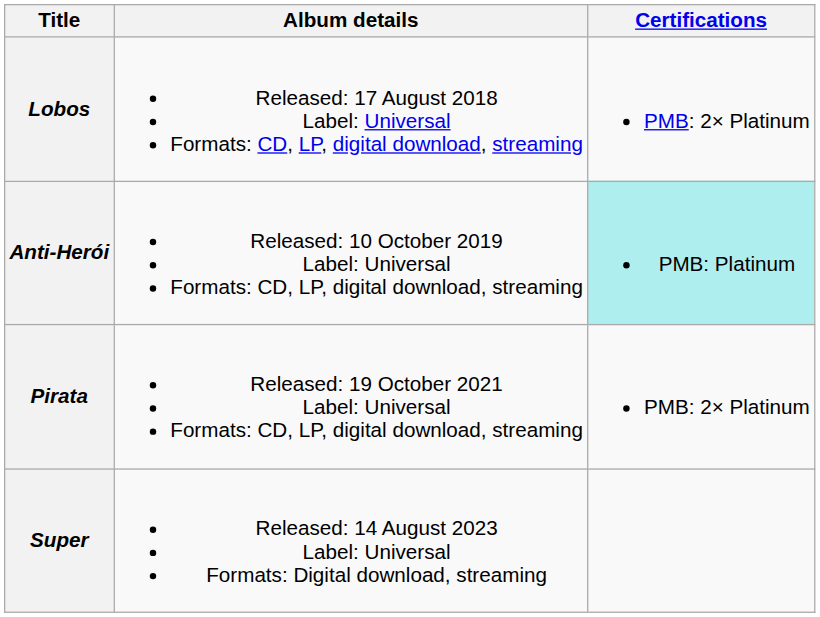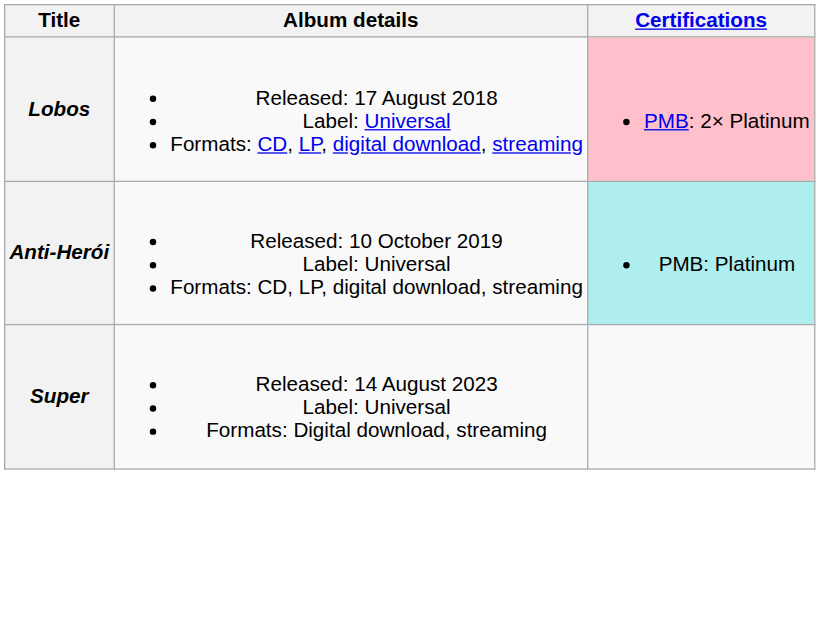(701, 121) no background -> (701, 121) pink background
- row: (59, 396)
